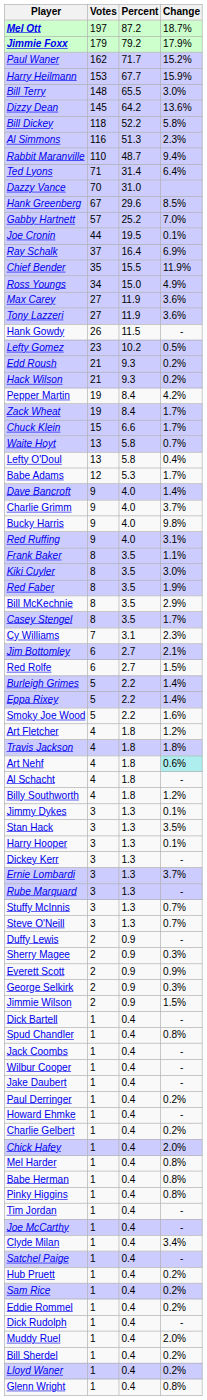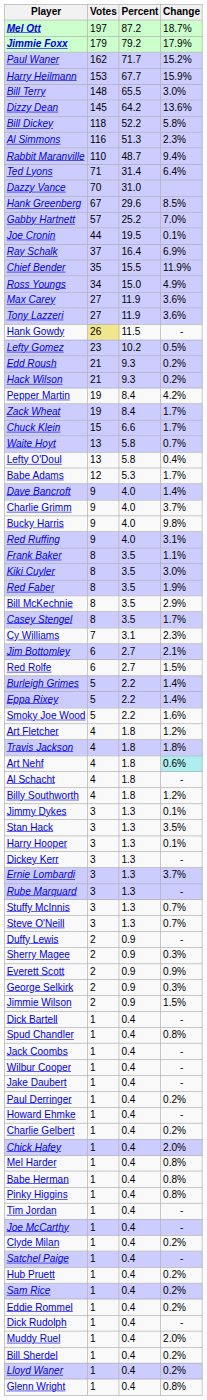(96, 332) no background -> (96, 332) khaki background
(175, 1243) 3.4% -> (175, 1243) 0.2%
